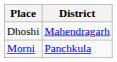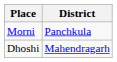rows swapped: (21, 48) <-> (23, 31)
